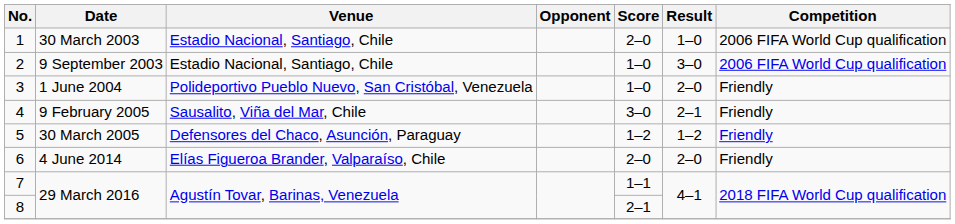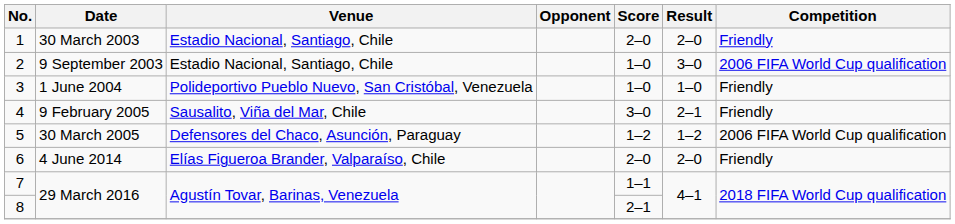(689, 40) 1–0 -> (689, 40) 2–0
(833, 40) 2006 FIFA World Cup qualification -> (746, 40) Friendly
(689, 87) 2–0 -> (689, 87) 1–0
(746, 135) Friendly -> (833, 135) 2006 FIFA World Cup qualification
